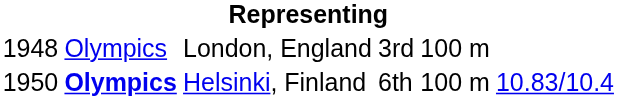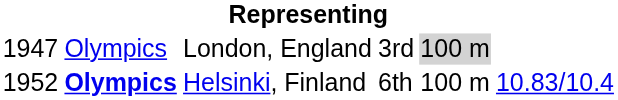(30, 48) 1948 -> (30, 48) 1947
(455, 48) no background -> (455, 48) lightgrey background
(30, 83) 1950 -> (30, 83) 1952
